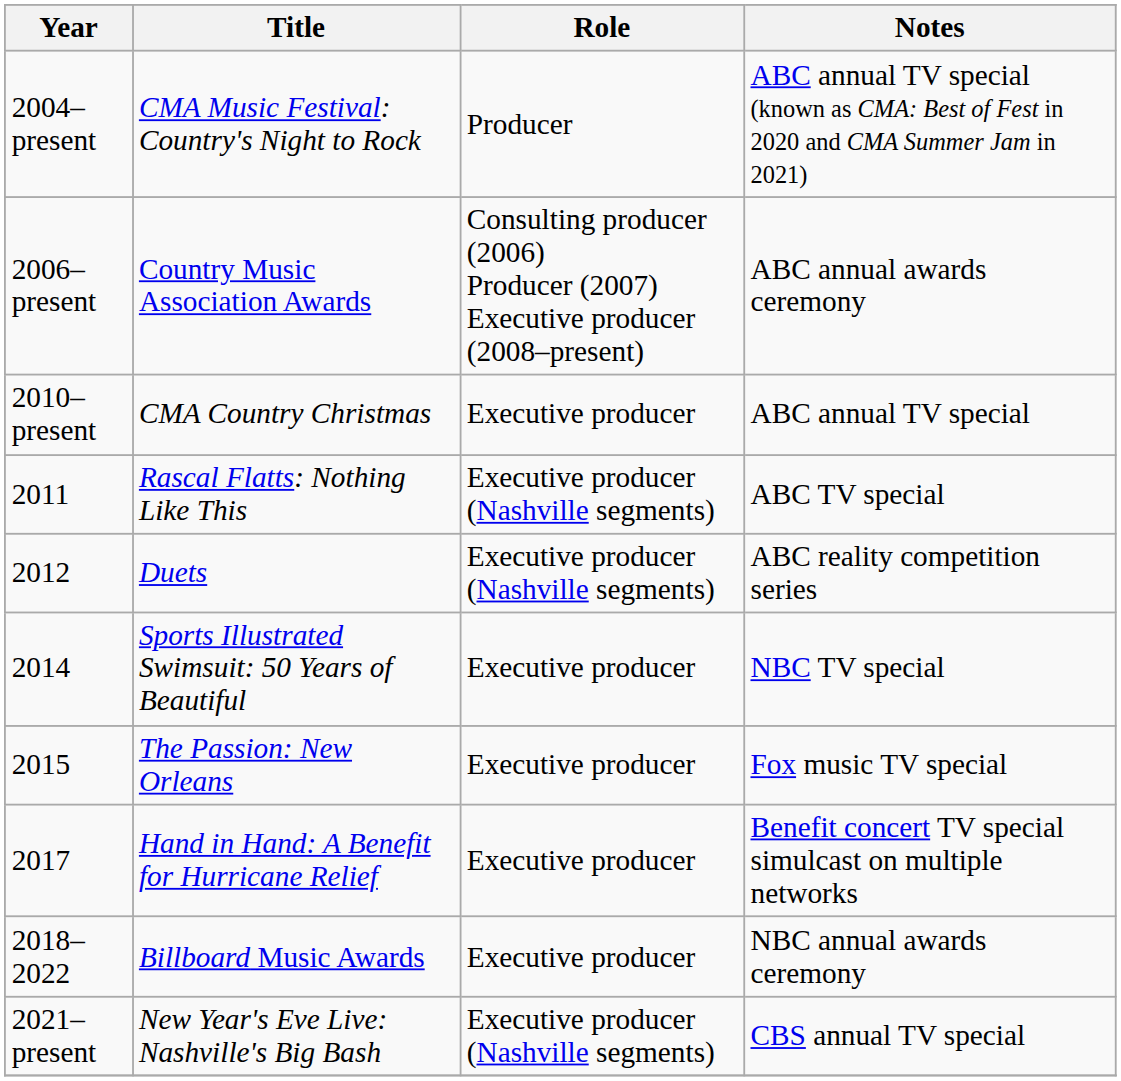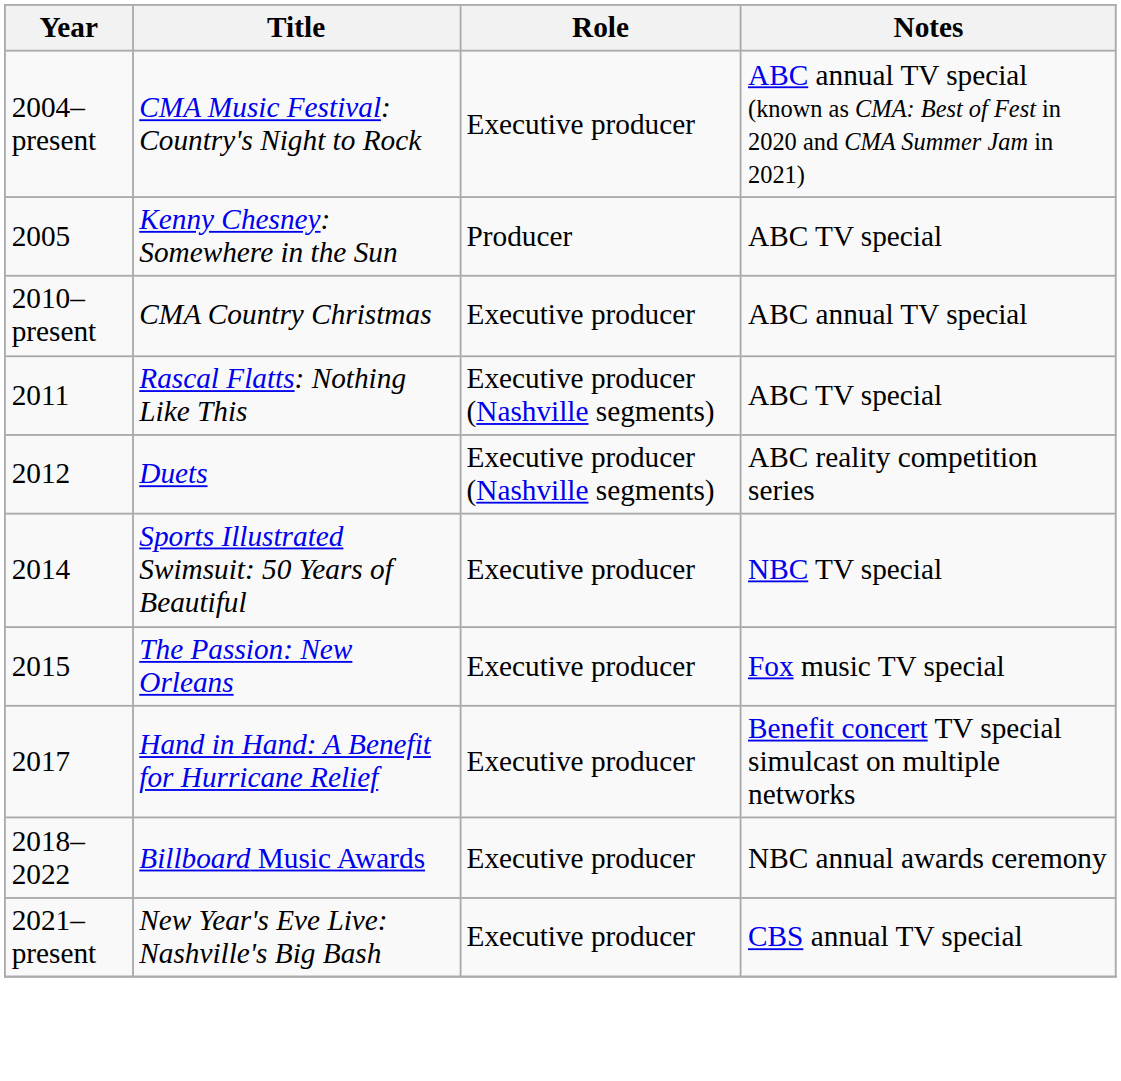(520, 123) Producer -> (581, 123) Executive producer
+ row: (268, 235)
- row: (255, 285)
(591, 1035) Executive producer (Nashville segments) -> (581, 936) Executive producer
